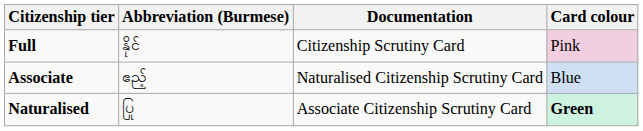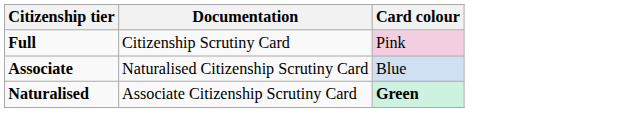- column: (206, 17)
